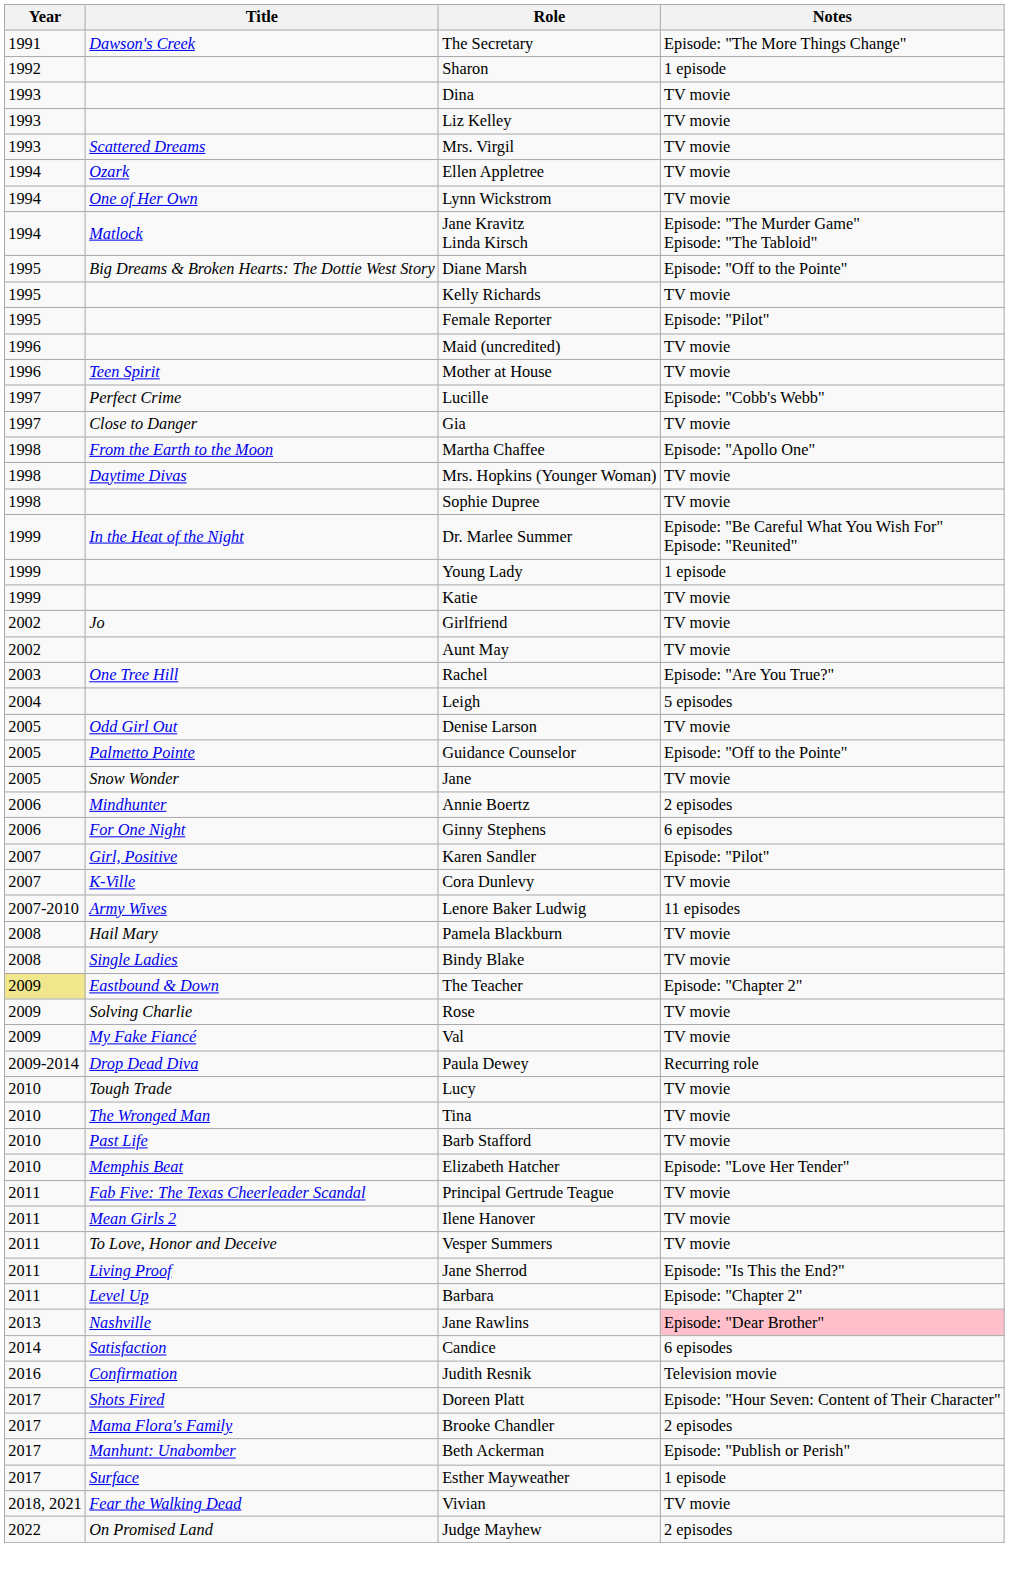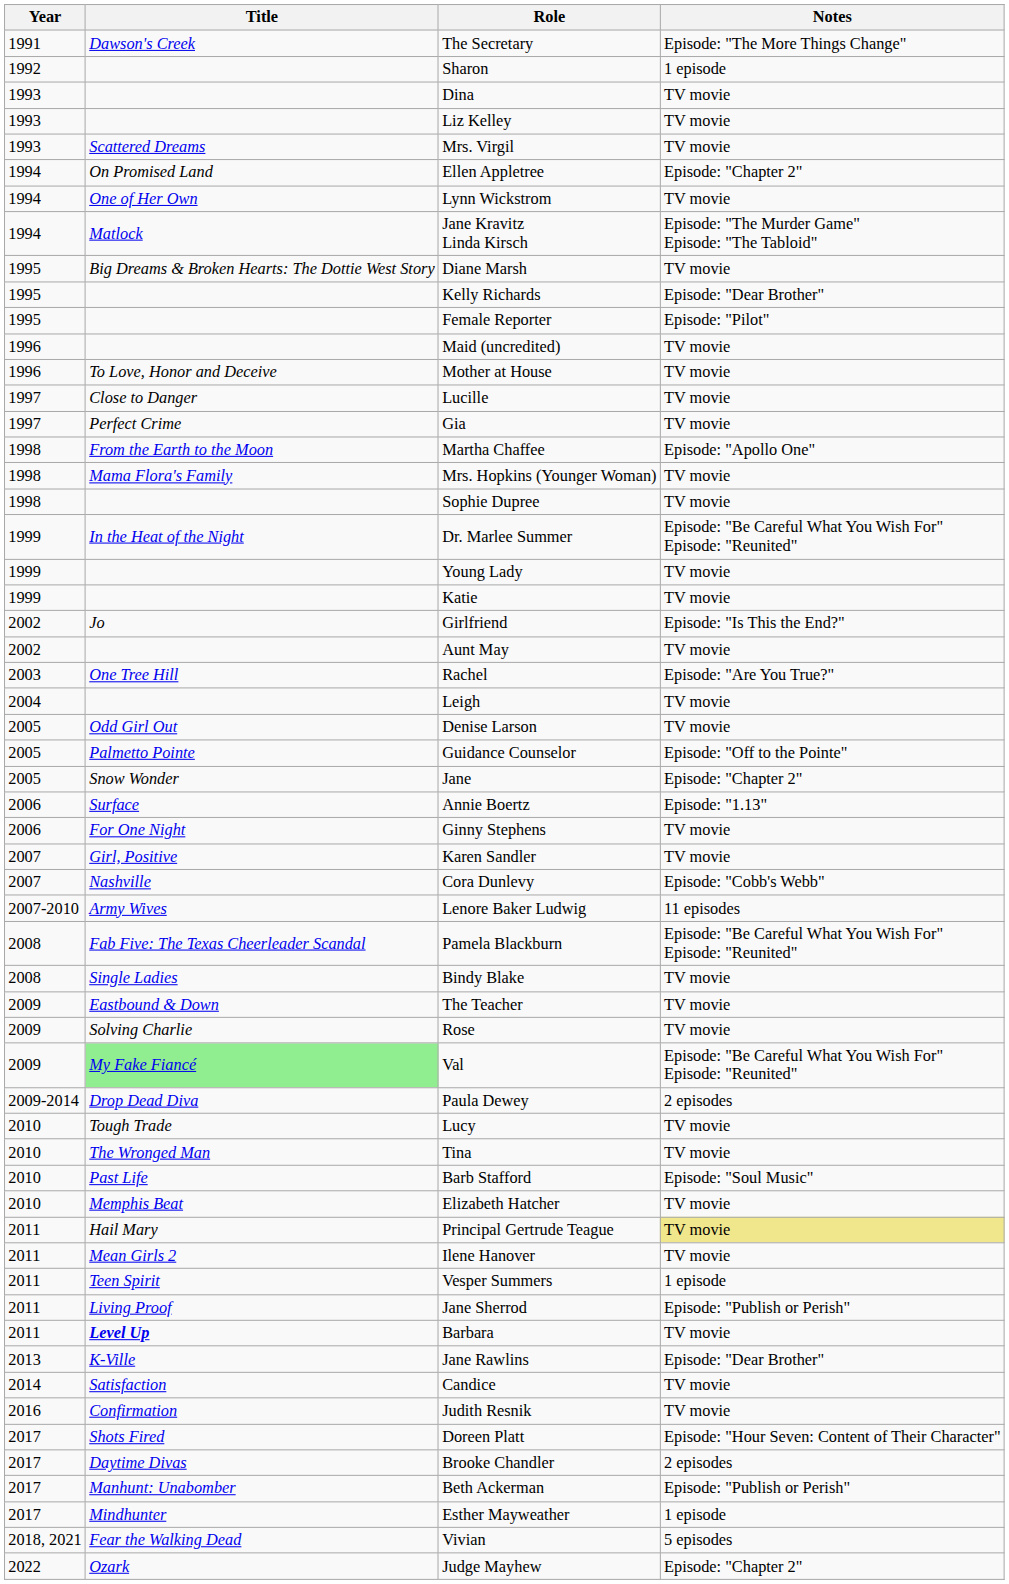(109, 172) Ozark -> (151, 172) On Promised Land
(697, 172) TV movie -> (733, 172) Episode: "Chapter 2"
(756, 268) Episode: "Off to the Pointe" -> (697, 268) TV movie
(697, 294) TV movie -> (744, 294) Episode: "Dear Brother"
(125, 372) Teen Spirit -> (183, 372) To Love, Honor and Deceive
(135, 398) Perfect Crime -> (143, 398) Close to Danger
(744, 398) Episode: "Cobb's Webb" -> (697, 398) TV movie
(143, 424) Close to Danger -> (135, 424) Perfect Crime
(138, 475) Daytime Divas -> (161, 475) Mama Flora's Family
(695, 571) 1 episode -> (697, 571) TV movie
(697, 623) TV movie -> (754, 623) Episode: "Is This the End?"
(698, 701) 5 episodes -> (697, 701) TV movie
(697, 778) TV movie -> (733, 778) Episode: "Chapter 2"
(128, 804) Mindhunter -> (114, 804) Surface
(698, 804) 2 episodes -> (716, 804) Episode: "1.13"
(698, 830) 6 episodes -> (697, 830) TV movie
(717, 856) Episode: "Pilot" -> (697, 856) TV movie
(112, 882) K-Ville -> (120, 882) Nashville
(697, 882) TV movie -> (744, 882) Episode: "Cobb's Webb"
(123, 934) Hail Mary -> (227, 943) Fab Five: The Texas Cheerleader Scandal
(697, 934) TV movie -> (804, 943) Episode: "Be Careful What You Wish For" Episode: "Reunited"
(25, 985) khaki background -> (25, 1004) no background
(733, 985) Episode: "Chapter 2" -> (697, 1004) TV movie
(143, 1037) no background -> (143, 1065) lightgreen background
(697, 1037) TV movie -> (804, 1065) Episode: "Be Careful What You Wish For" Episode: "Reunited"
(711, 1063) Recurring role -> (698, 1100) 2 episodes
(697, 1141) TV movie -> (739, 1177) Episode: "Soul Music"
(757, 1167) Episode: "Love Her Tender" -> (697, 1203) TV movie
(227, 1192) Fab Five: The Texas Cheerleader Scandal -> (123, 1229) Hail Mary
(697, 1192) no background -> (697, 1229) khaki background
(183, 1244) To Love, Honor and Deceive -> (125, 1281) Teen Spirit
(697, 1244) TV movie -> (695, 1281) 1 episode
(754, 1270) Episode: "Is This the End?" -> (757, 1307) Episode: "Publish or Perish"
(119, 1296) normal -> (119, 1333) bold
(733, 1296) Episode: "Chapter 2" -> (697, 1333) TV movie
(120, 1322) Nashville -> (112, 1359) K-Ville
(744, 1322) pink background -> (744, 1359) no background
(698, 1348) 6 episodes -> (697, 1385) TV movie
(720, 1374) Television movie -> (697, 1410) TV movie
(161, 1425) Mama Flora's Family -> (138, 1462) Daytime Divas
(114, 1477) Surface -> (128, 1514) Mindhunter
(697, 1503) TV movie -> (698, 1540) 5 episodes
(151, 1529) On Promised Land -> (109, 1566) Ozark
(698, 1529) 2 episodes -> (733, 1566) Episode: "Chapter 2"
